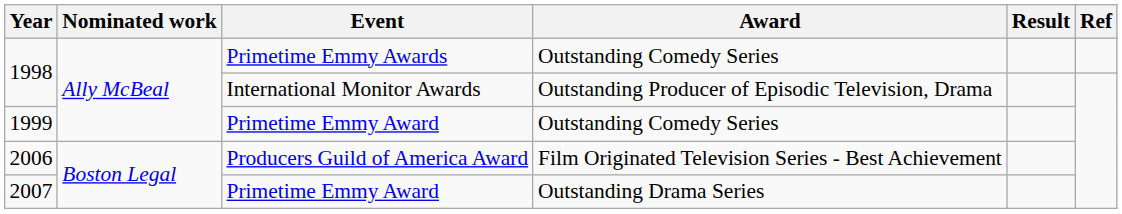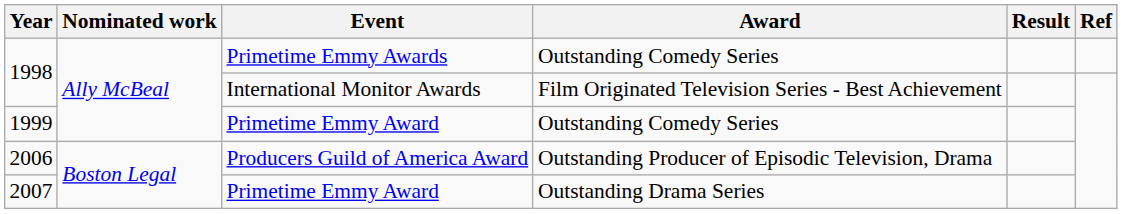(765, 89) Outstanding Producer of Episodic Television, Drama -> (770, 89) Film Originated Television Series - Best Achievement
(770, 157) Film Originated Television Series - Best Achievement -> (765, 157) Outstanding Producer of Episodic Television, Drama
